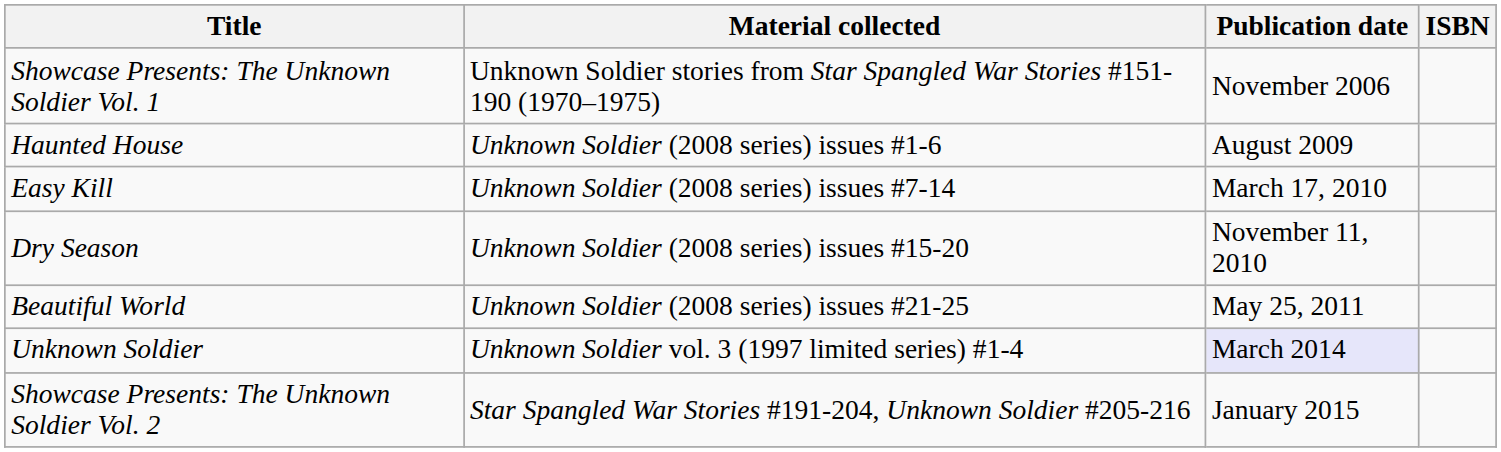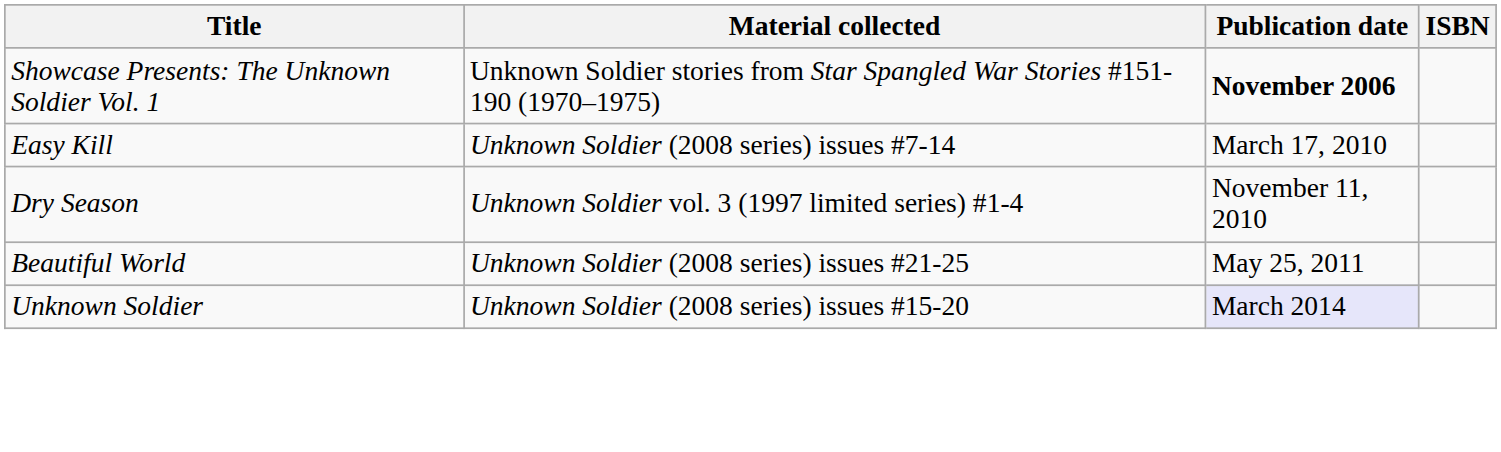(1301, 85) normal -> (1304, 85) bold
- row: (97, 144)
(719, 247) Unknown Soldier (2008 series) issues #15-20 -> (747, 203) Unknown Soldier vol. 3 (1997 limited series) #1-4
(747, 350) Unknown Soldier vol. 3 (1997 limited series) #1-4 -> (719, 306) Unknown Soldier (2008 series) issues #15-20
- row: (201, 409)
